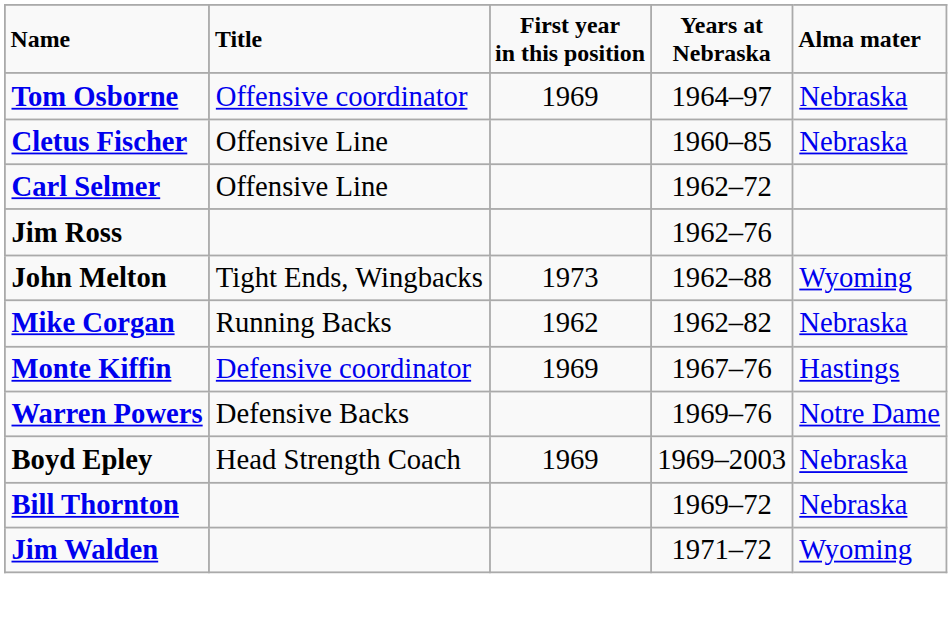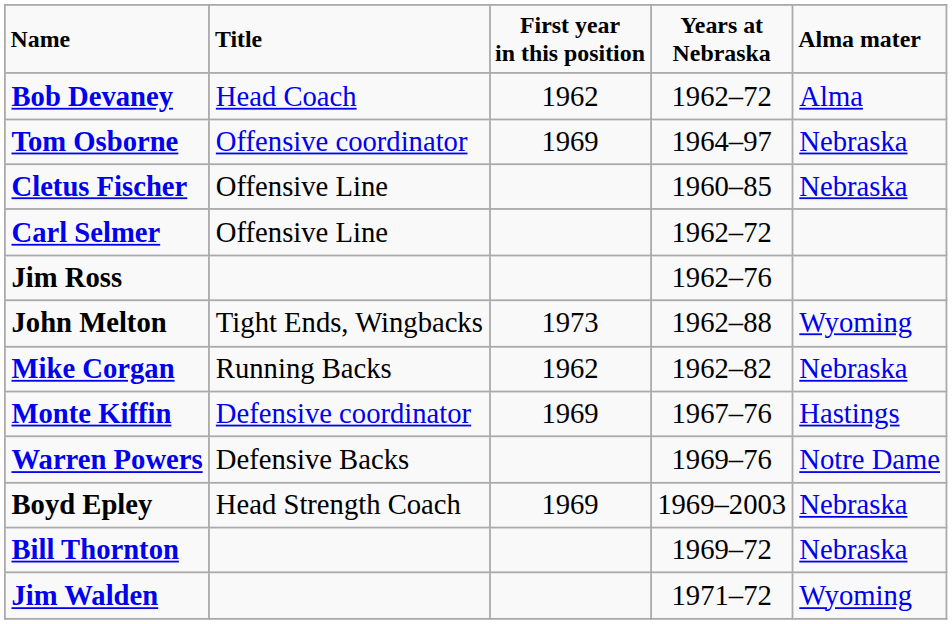+ row: (92, 95)
